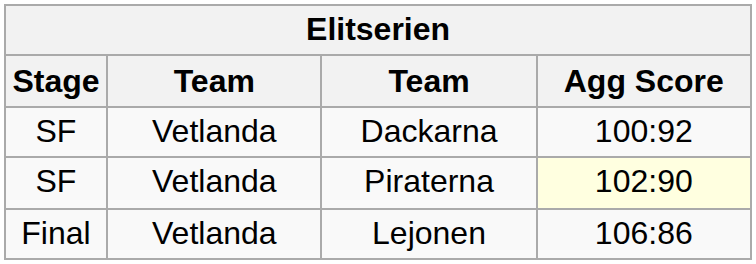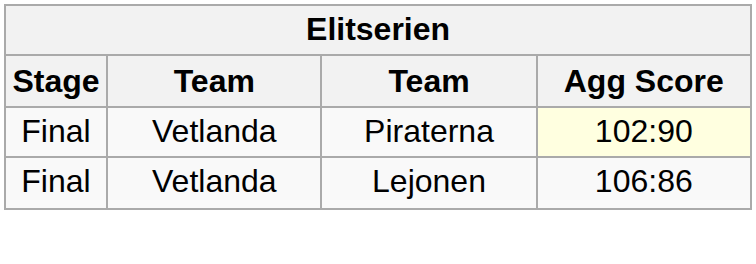- row: (429, 131)
(56, 182) SF -> (56, 131) Final
